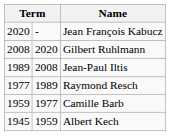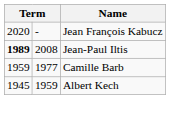- row: (104, 49)
(18, 67) normal -> (18, 49) bold
- row: (100, 85)
